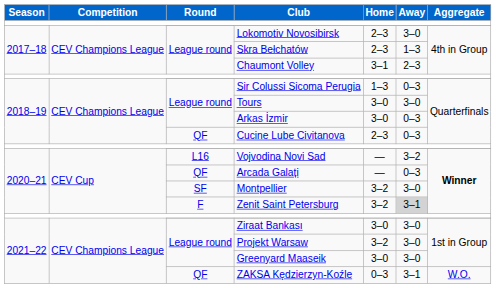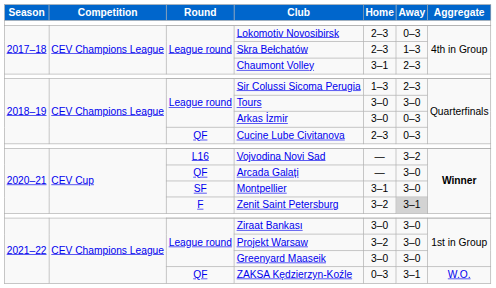(412, 33) 3–0 -> (412, 33) 0–3
(412, 87) 0–3 -> (412, 87) 2–3
(412, 172) 0–3 -> (412, 172) 3–0
(380, 189) 3–2 -> (380, 189) 3–1
